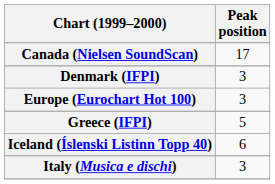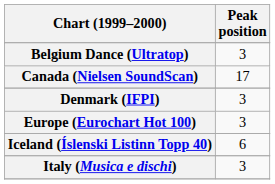+ row: (110, 54)
- row: (110, 122)
